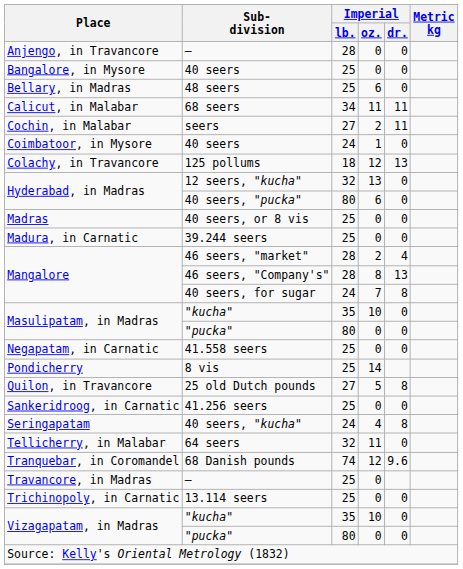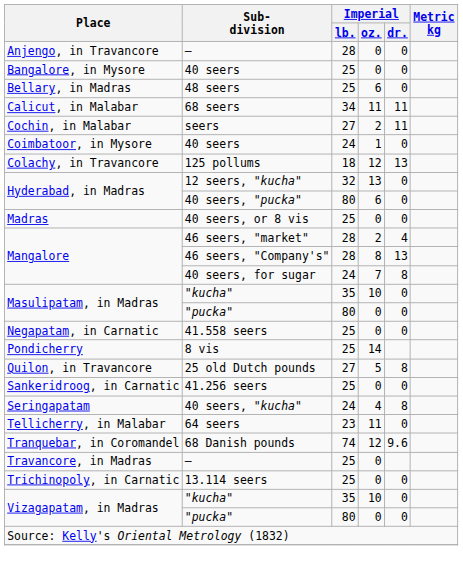- row: (73, 238)
(349, 443) 32 -> (349, 424) 23
